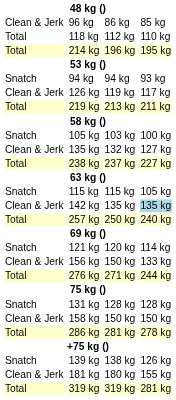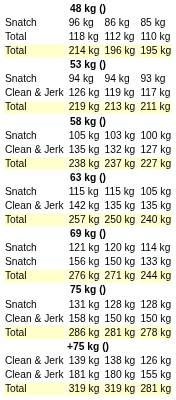(34, 22) Clean & Jerk -> (21, 22) Snatch
(156, 205) lightblue background -> (156, 205) no background
(34, 262) Clean & Jerk -> (21, 262) Snatch
(21, 360) Snatch -> (34, 360) Clean & Jerk
